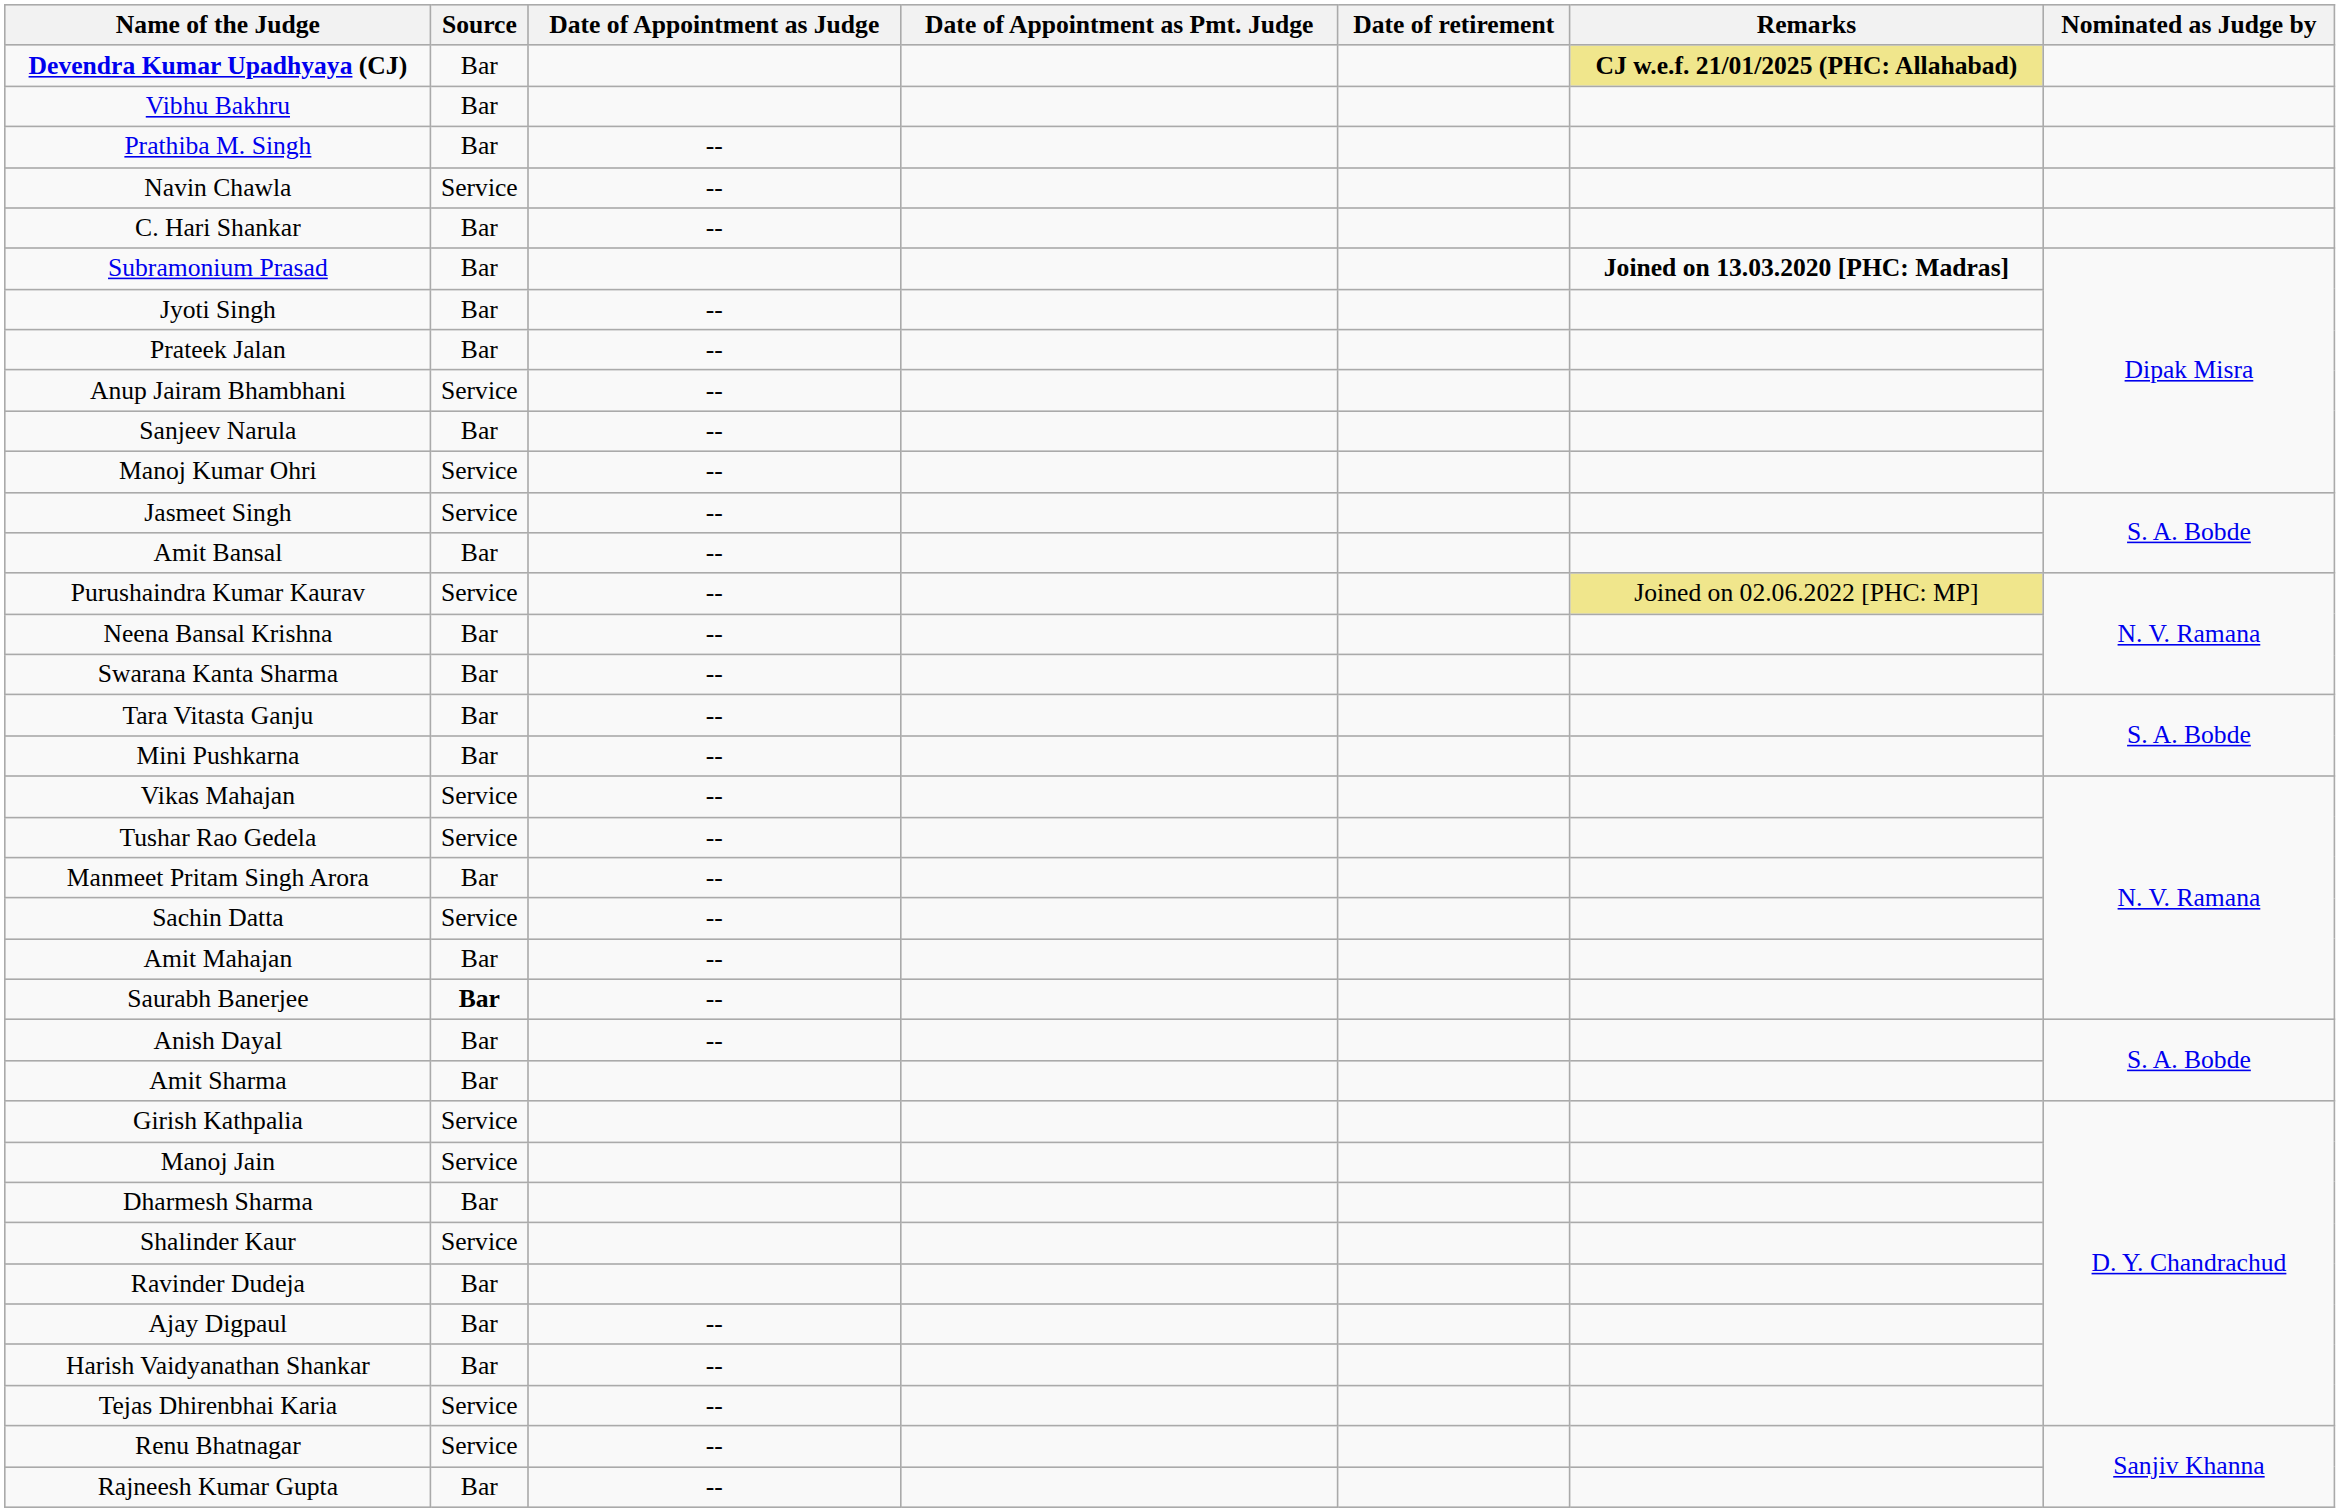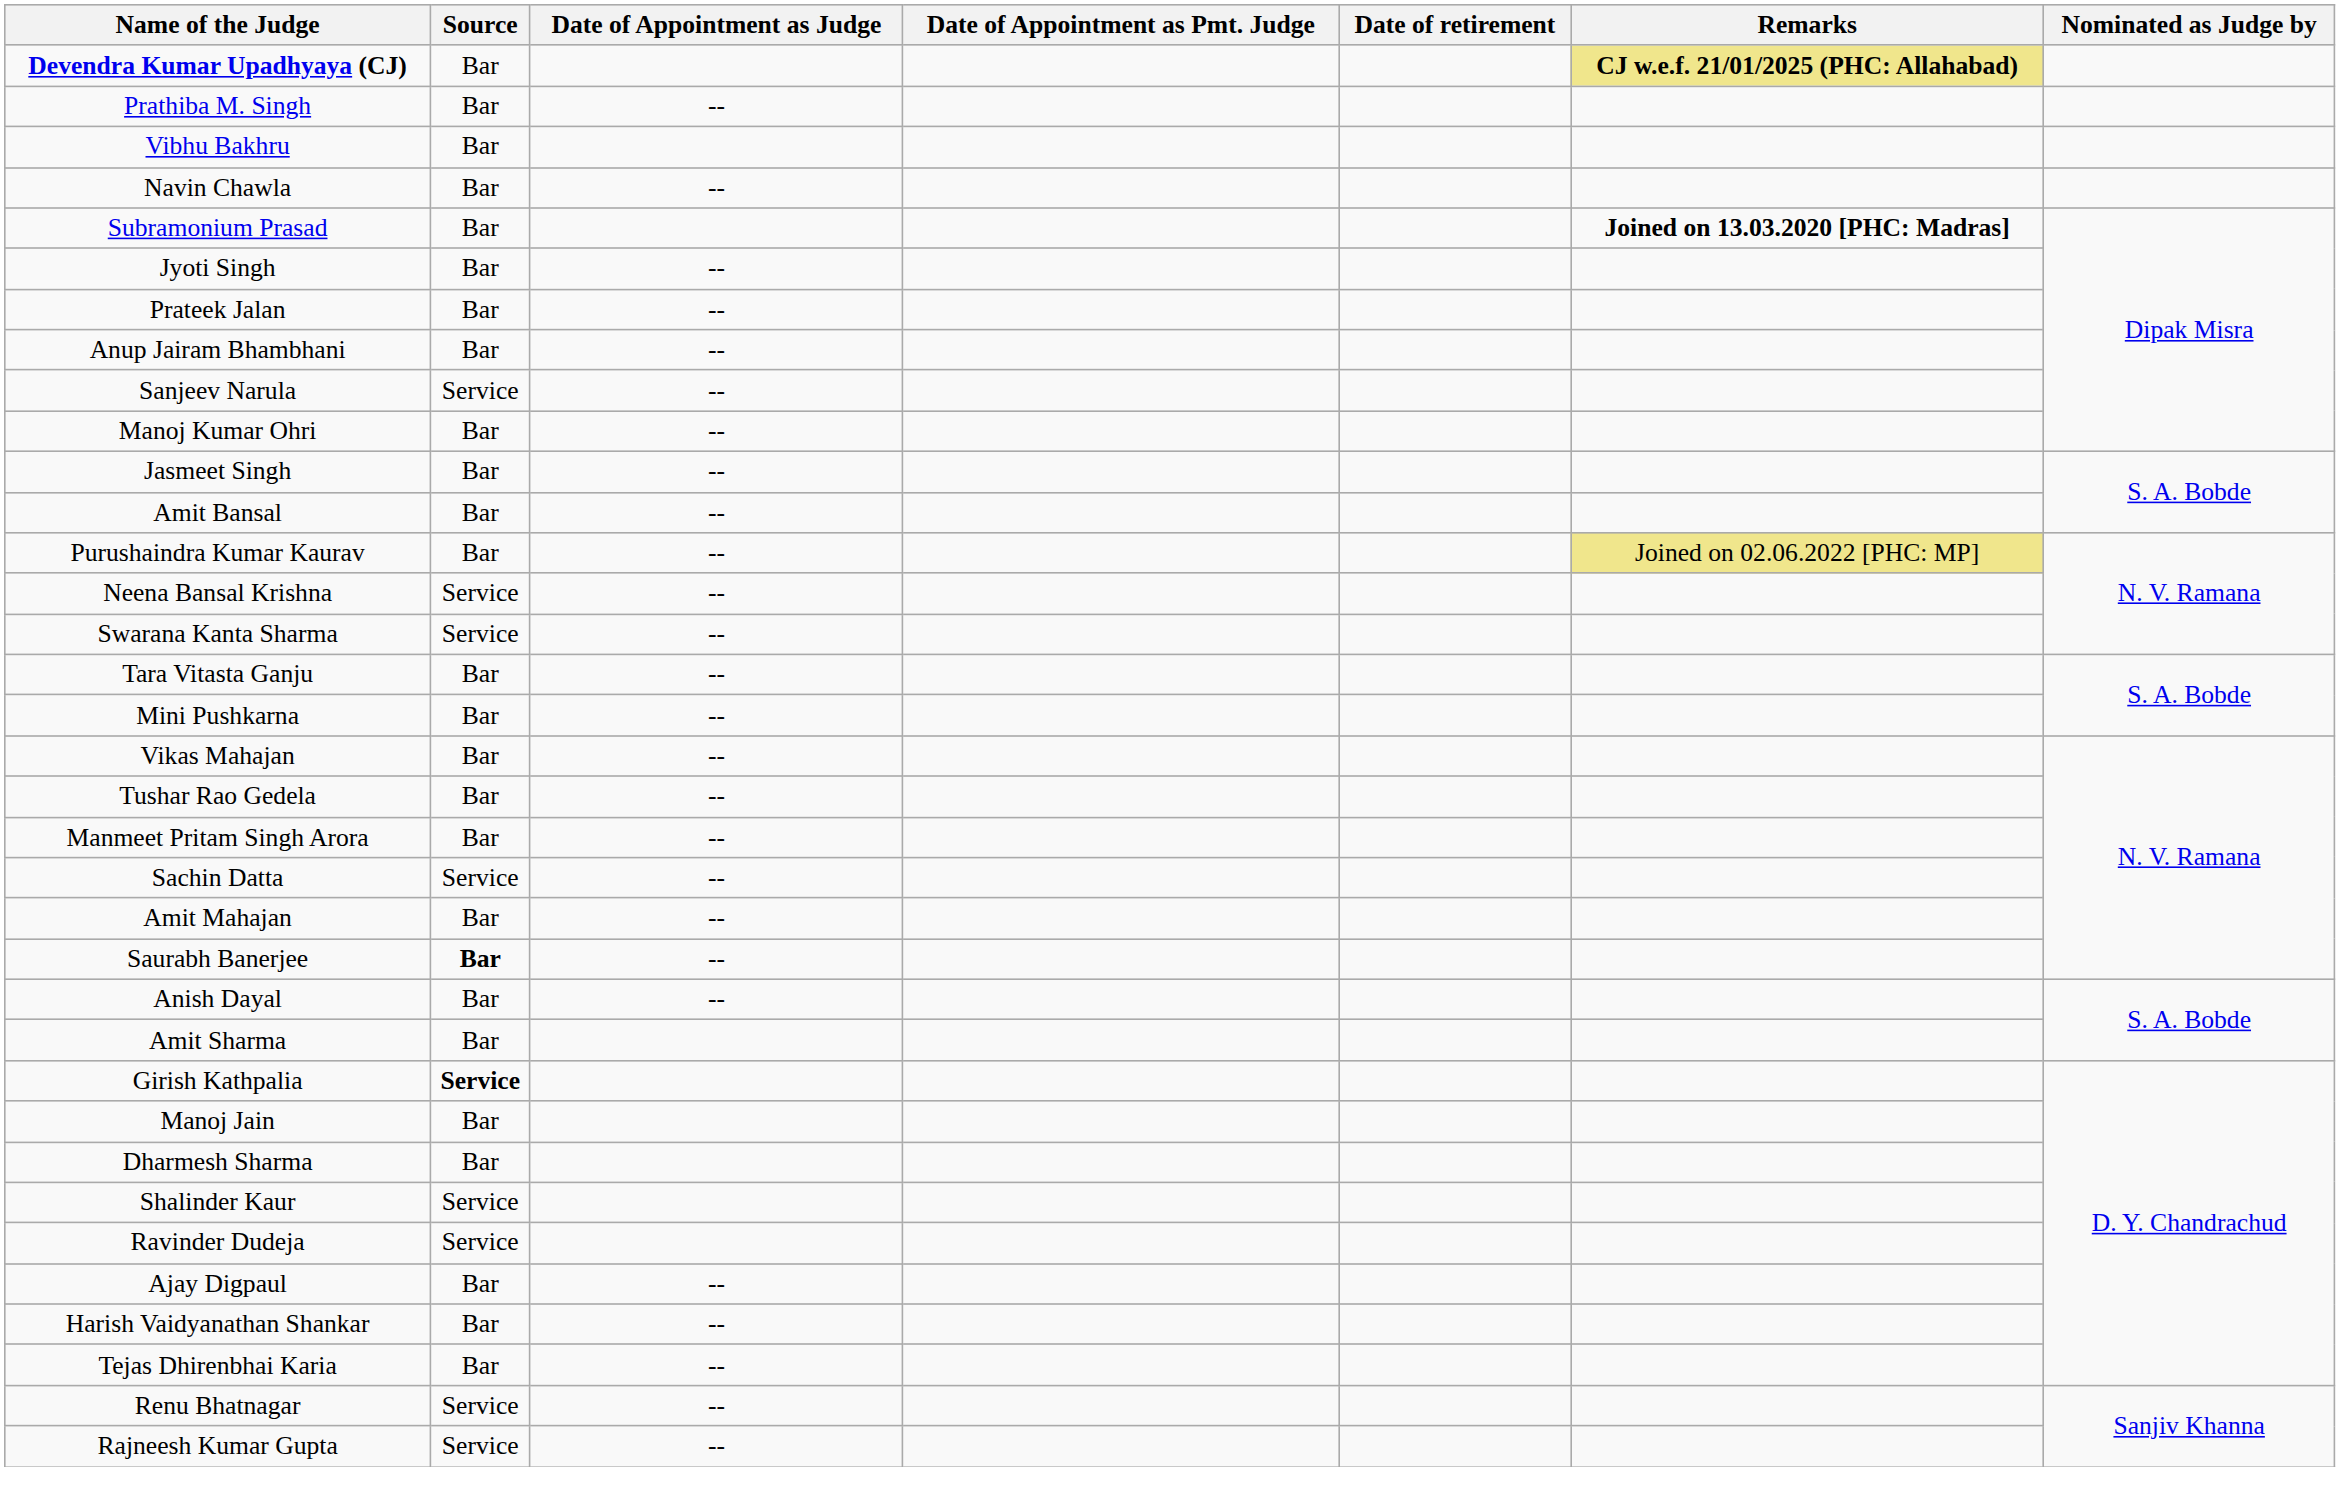rows swapped: (218, 106) <-> (218, 146)
(479, 187) Service -> (480, 187) Bar
- row: (218, 227)
(479, 390) Service -> (480, 349) Bar
(479, 430) Bar -> (480, 390) Service
(479, 471) Service -> (480, 430) Bar
(479, 512) Service -> (480, 471) Bar
(479, 593) Service -> (480, 552) Bar
(479, 633) Bar -> (480, 593) Service
(479, 674) Bar -> (480, 633) Service
(479, 796) Service -> (480, 755) Bar
(479, 836) Service -> (480, 796) Bar
(479, 1120) normal -> (480, 1080) bold
(479, 1161) Service -> (480, 1120) Bar
(479, 1283) Bar -> (480, 1242) Service
(479, 1405) Service -> (480, 1364) Bar
(479, 1486) Bar -> (480, 1445) Service
